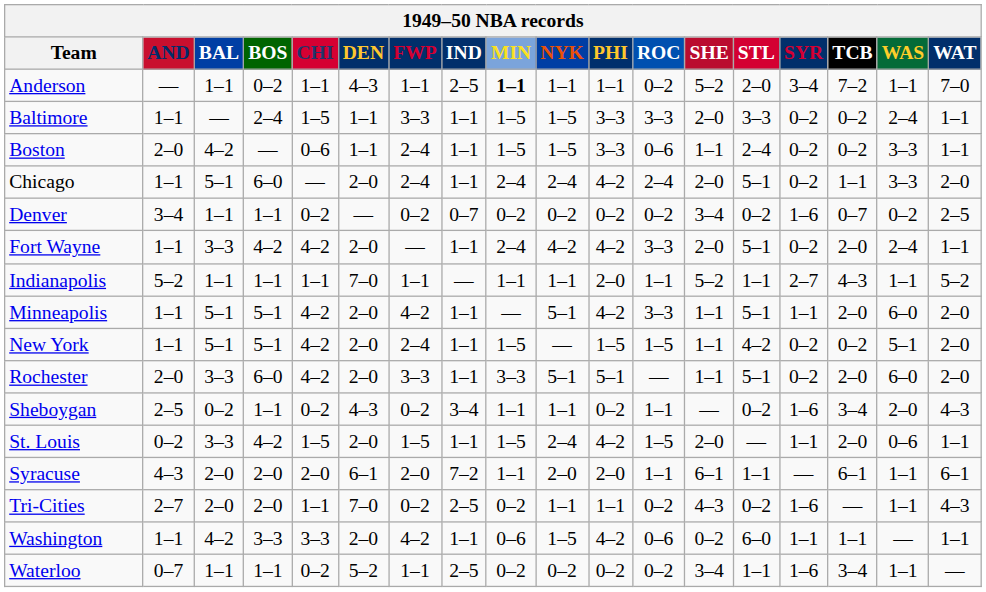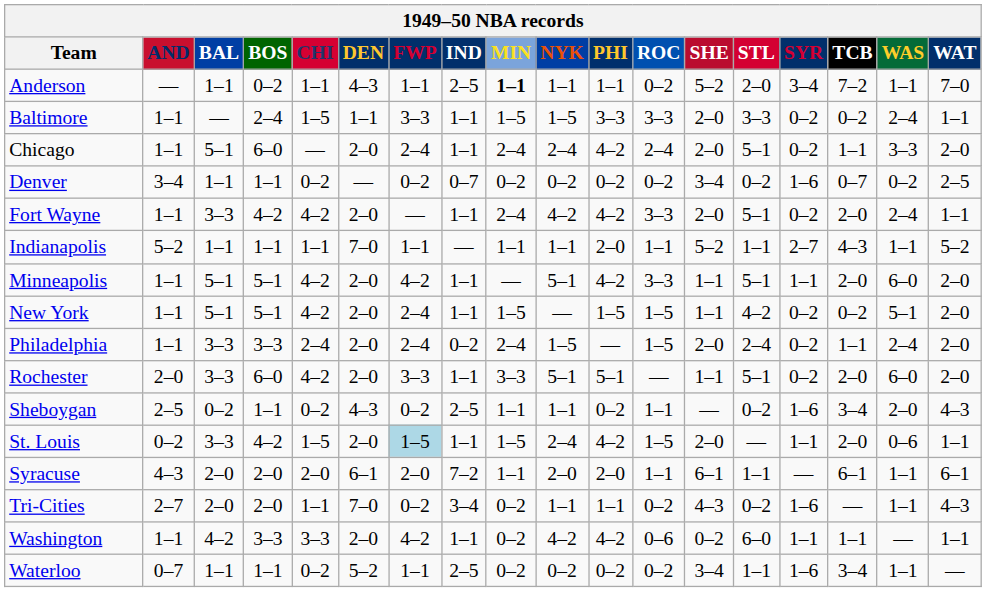- row: (37, 150)
+ row: (58, 344)
(464, 408) 3–4 -> (464, 408) 2–5
(415, 441) no background -> (415, 441) lightblue background
(464, 505) 2–5 -> (464, 505) 3–4
(511, 538) 0–6 -> (511, 538) 0–2
(562, 538) 1–5 -> (562, 538) 4–2
